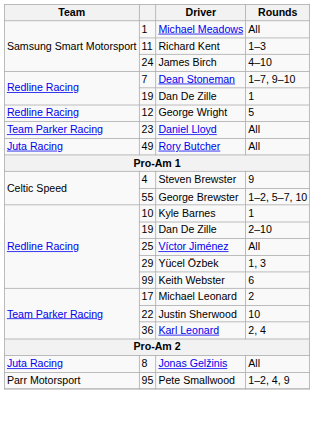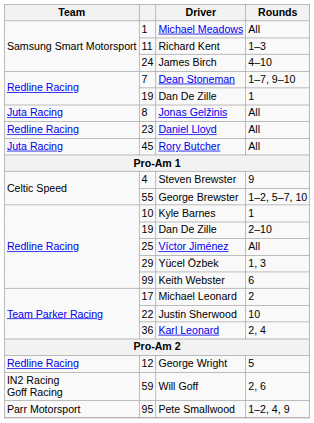rows swapped: (193, 363) <-> (193, 113)
(55, 129) Team Parker Racing -> (43, 129) Redline Racing
(147, 146) 49 -> (147, 146) 45
+ row: (178, 386)
